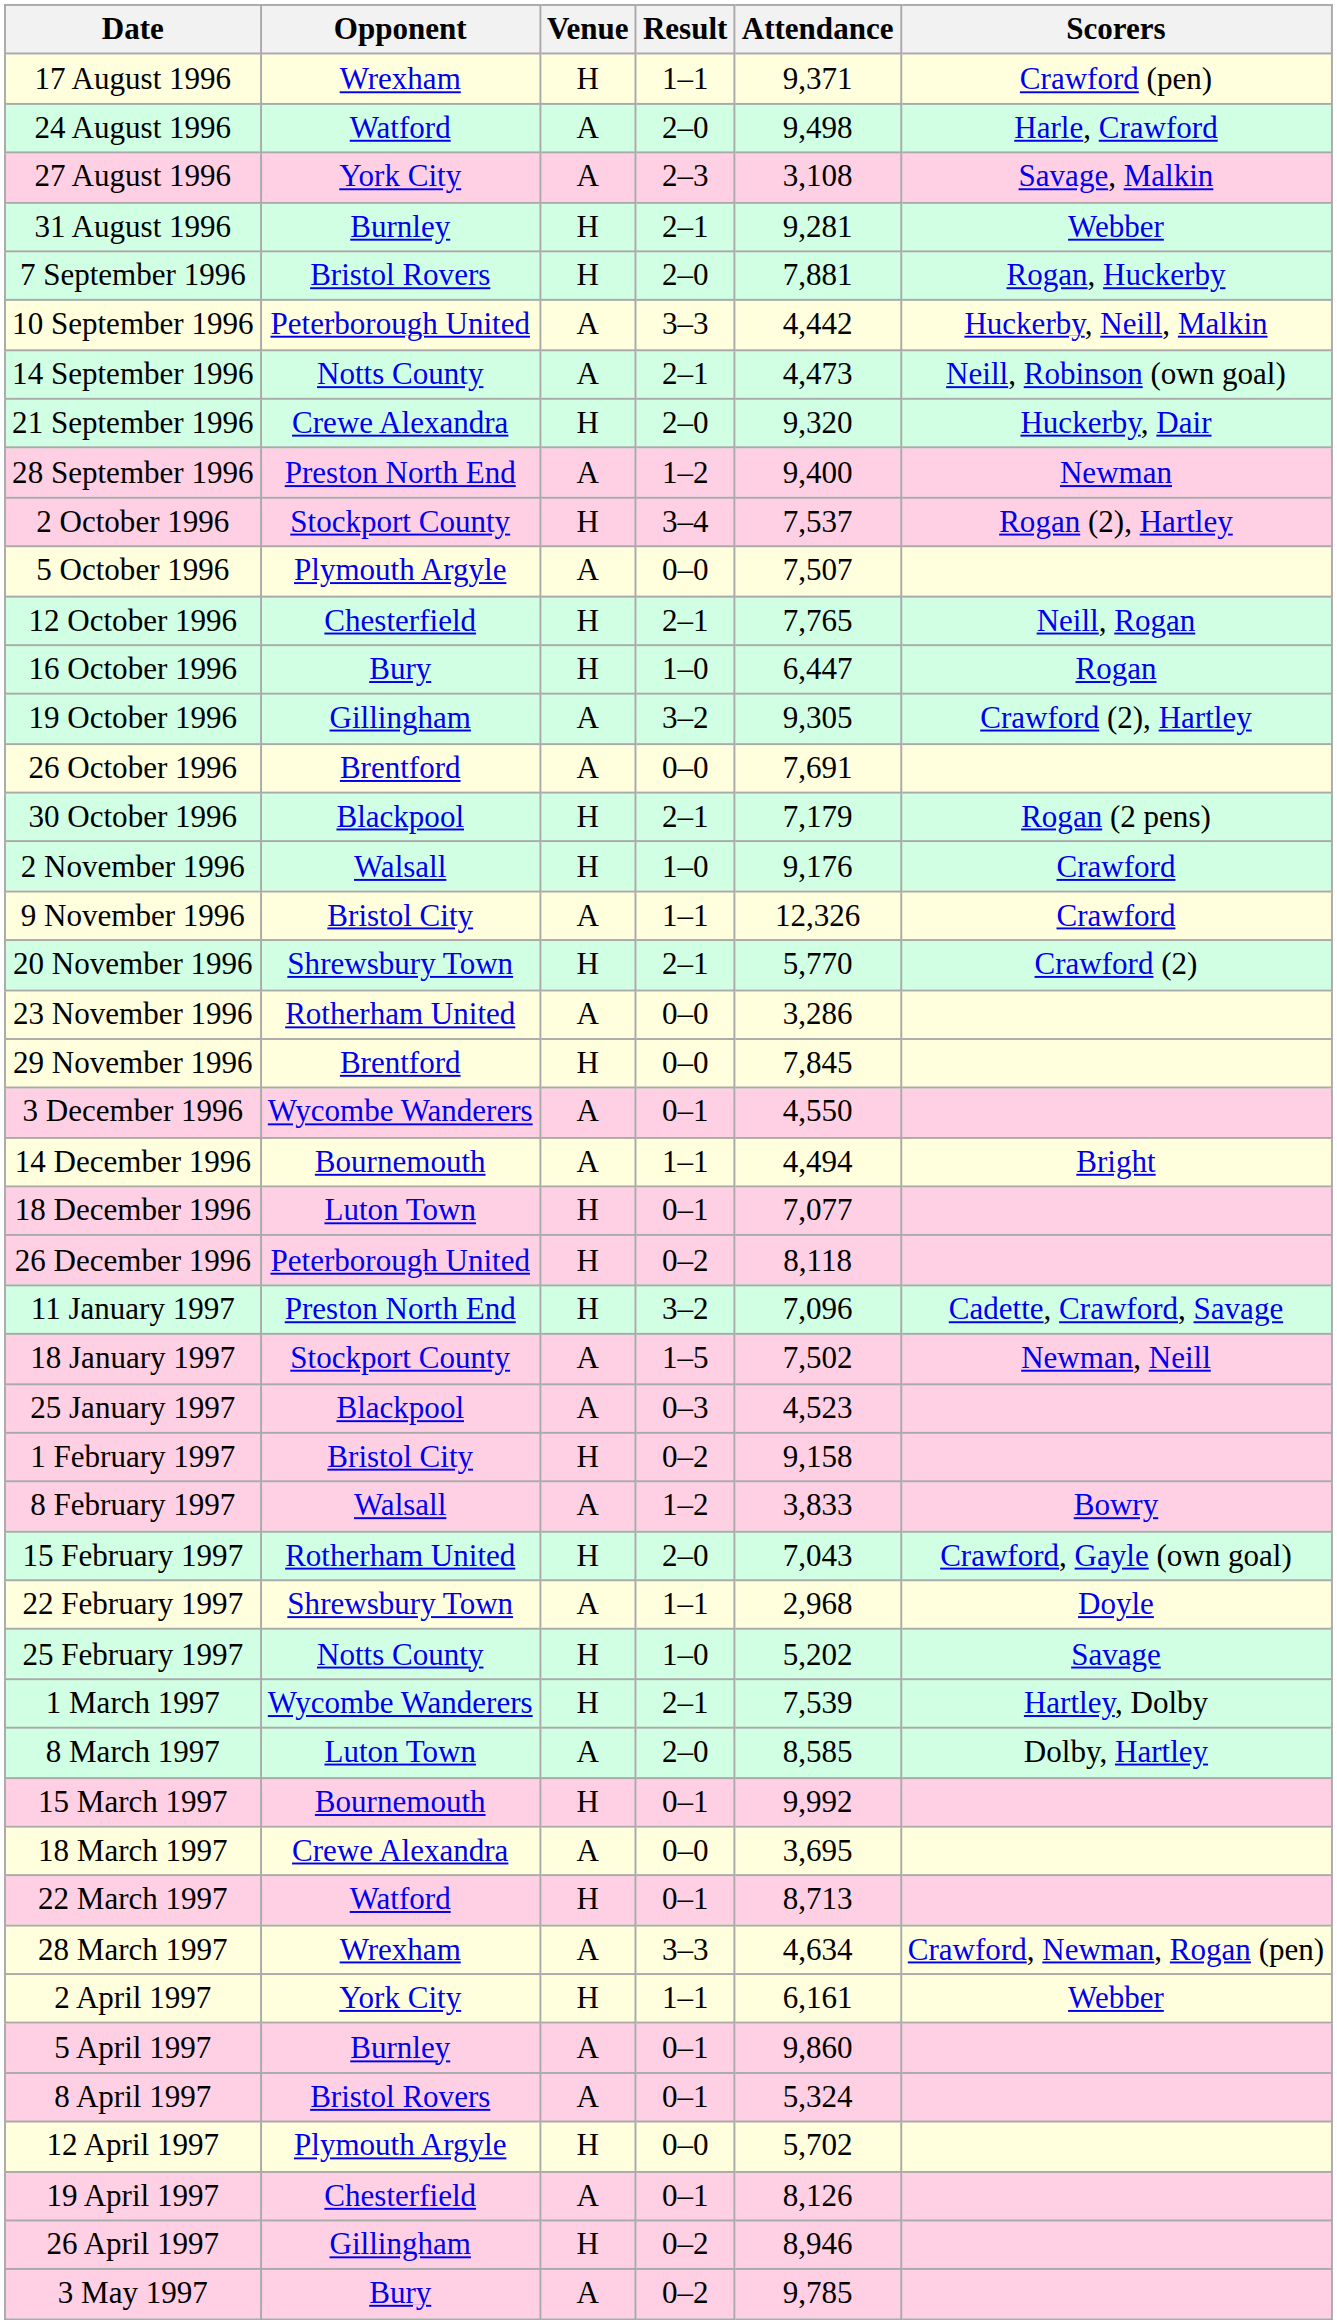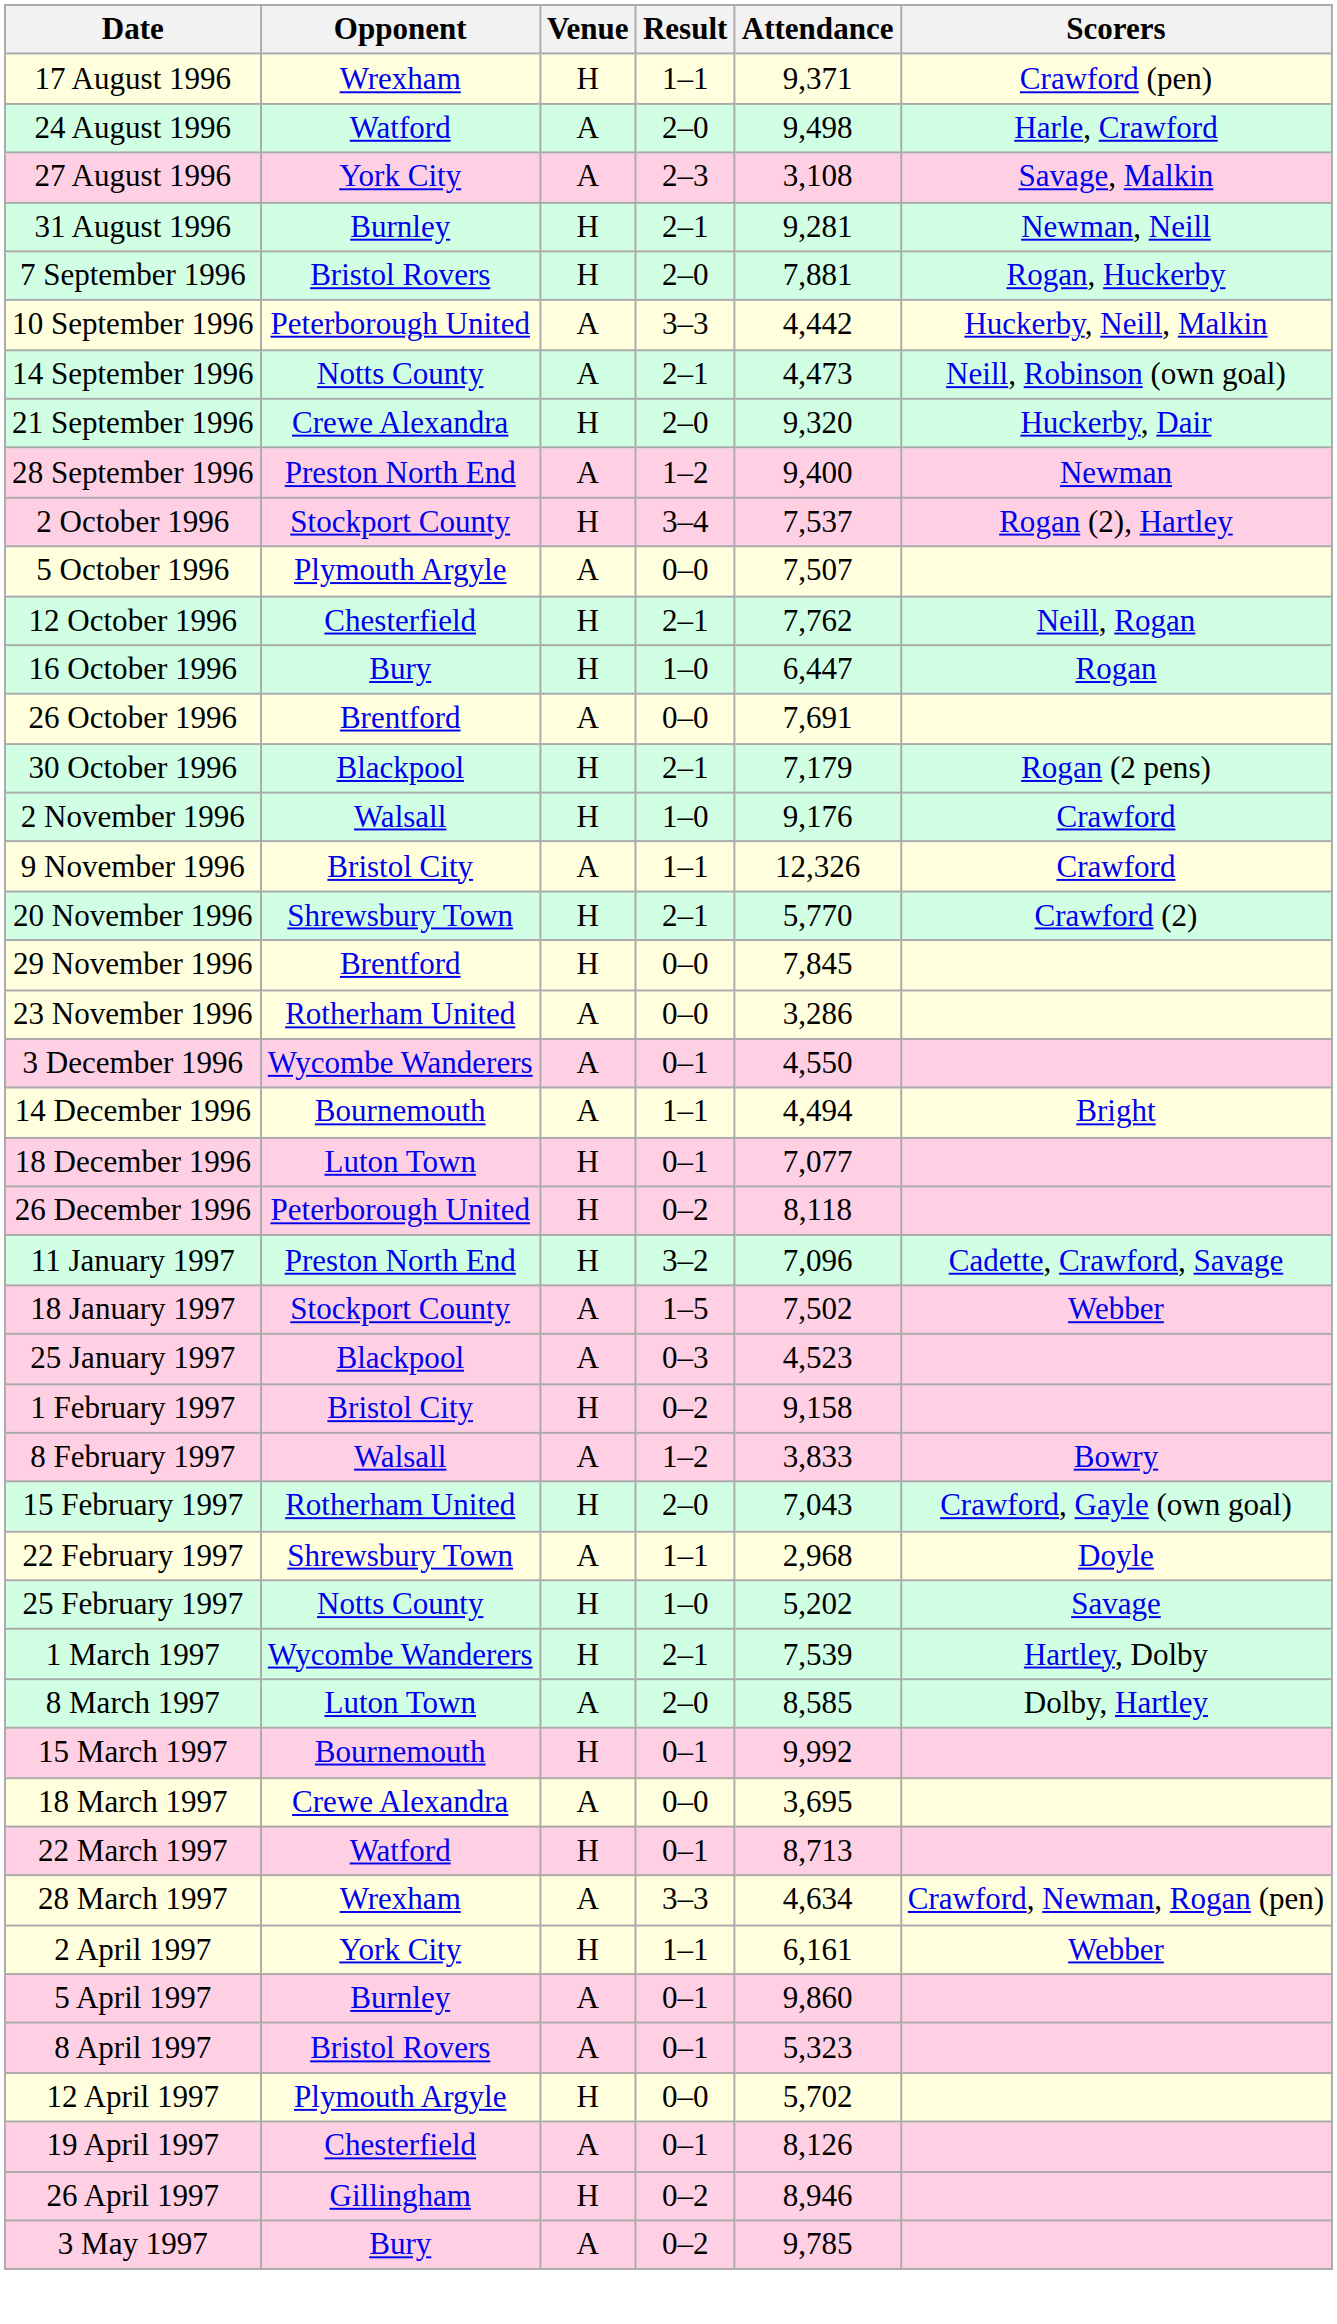(1116, 226) Webber -> (1116, 226) Newman, Neill
(818, 619) 7,765 -> (818, 619) 7,762
- row: (133, 718)
rows swapped: (133, 1013) <-> (133, 1062)
(1116, 1358) Newman, Neill -> (1116, 1309) Webber
(818, 2096) 5,324 -> (818, 2047) 5,323
